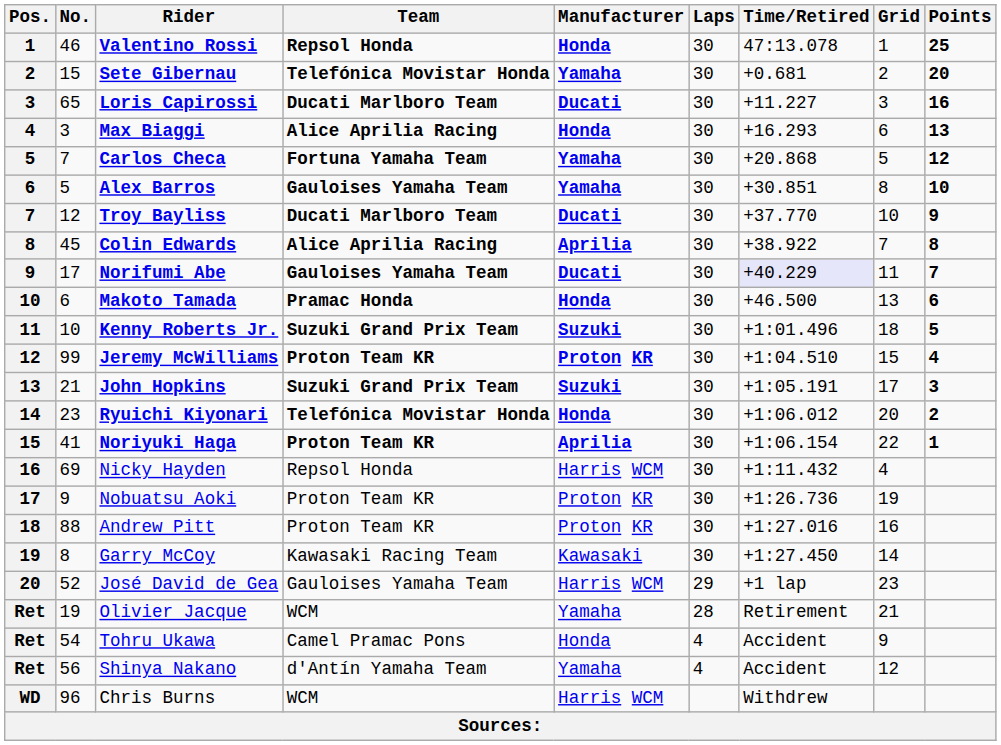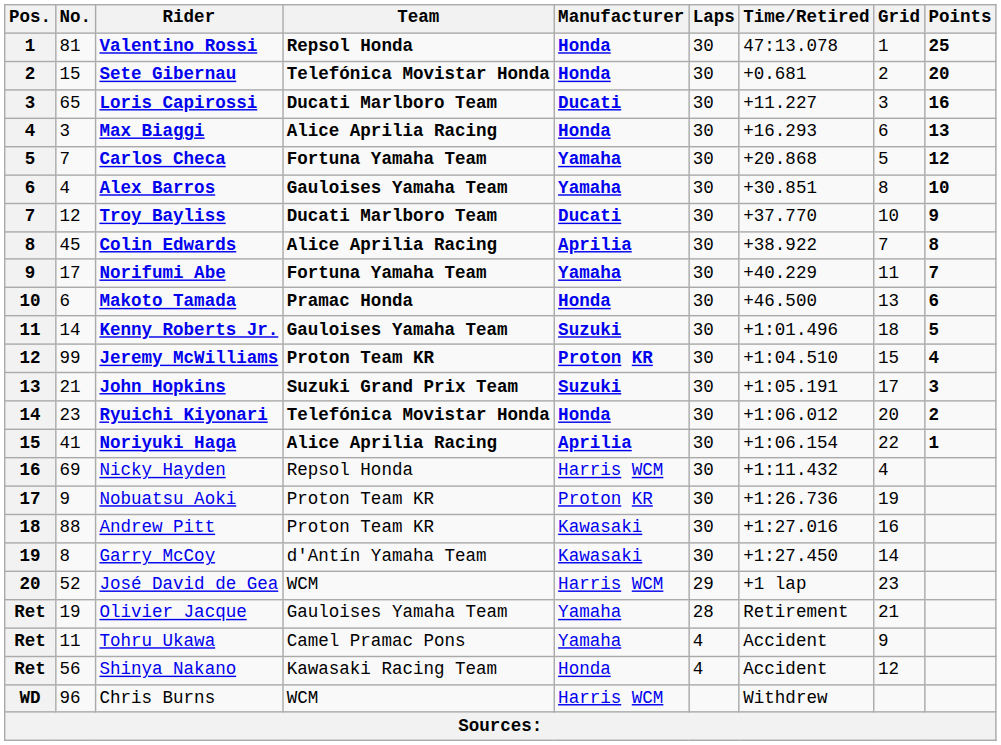(70, 48) 46 -> (70, 48) 81
(590, 76) Yamaha -> (584, 76) Honda
(65, 189) 5 -> (65, 189) 4
(397, 274) Gauloises Yamaha Team -> (387, 274) Fortuna Yamaha Team
(590, 274) Ducati -> (590, 274) Yamaha
(780, 274) lavender background -> (780, 274) no background
(70, 331) 10 -> (70, 331) 14
(402, 331) Suzuki Grand Prix Team -> (397, 331) Gauloises Yamaha Team
(360, 444) Proton Team KR -> (392, 444) Alice Aprilia Racing
(605, 529) Proton KR -> (600, 529) Kawasaki
(392, 557) Kawasaki Racing Team -> (387, 557) d'Antín Yamaha Team
(397, 585) Gauloises Yamaha Team -> (302, 585) WCM
(302, 614) WCM -> (397, 614) Gauloises Yamaha Team
(70, 642) 54 -> (70, 642) 11
(584, 642) Honda -> (590, 642) Yamaha
(387, 670) d'Antín Yamaha Team -> (392, 670) Kawasaki Racing Team
(590, 670) Yamaha -> (584, 670) Honda
